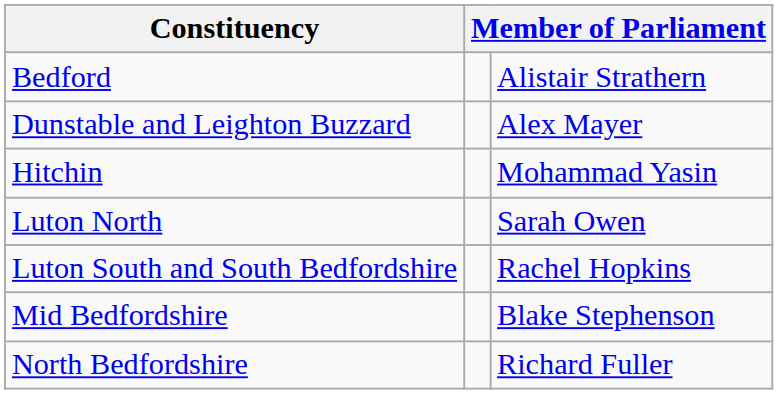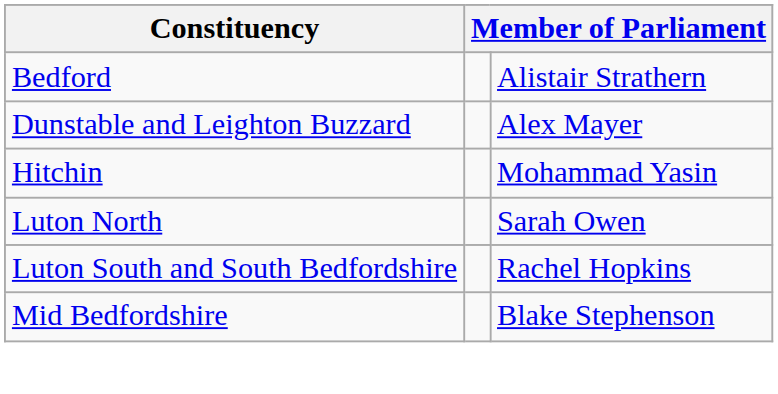- row: (130, 364)
